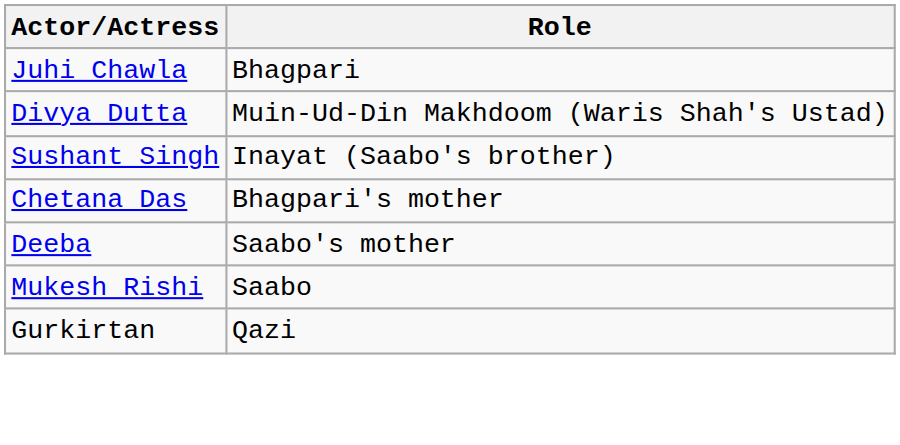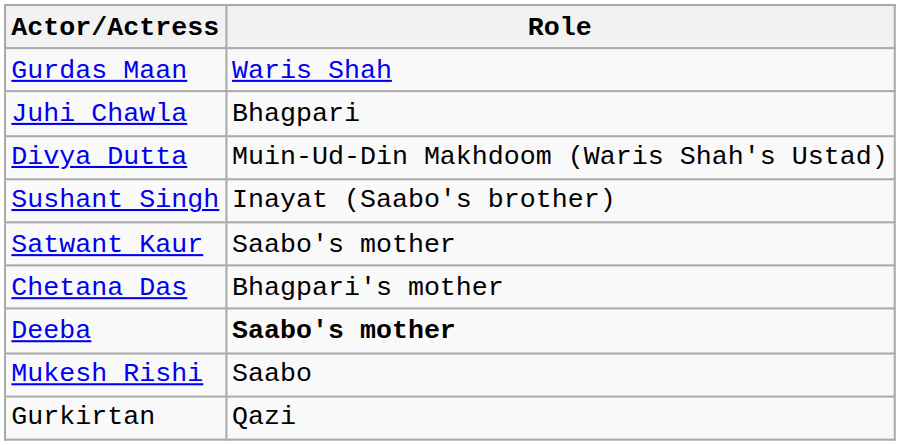+ row: (99, 70)
+ row: (107, 244)
(344, 244) normal -> (344, 331) bold
